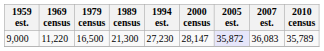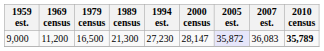(55, 38) 11,220 -> (55, 38) 11,200
(300, 38) normal -> (300, 38) bold
